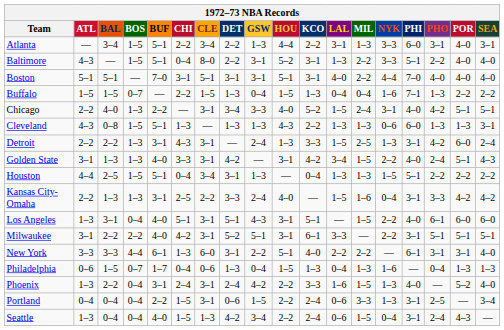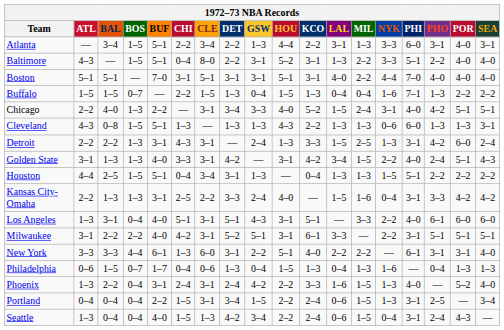(364, 220) 1–5 -> (364, 220) 3–3
(232, 301) 0–6 -> (232, 301) 3–4
(364, 301) 3–3 -> (364, 301) 1–5
